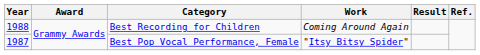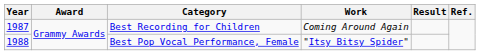(18, 27) 1988 -> (18, 27) 1987
(18, 42) 1987 -> (18, 42) 1988
